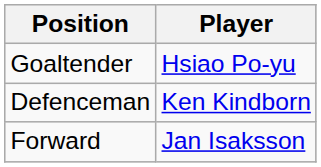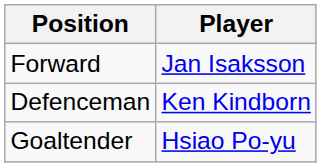rows swapped: (71, 63) <-> (56, 141)
